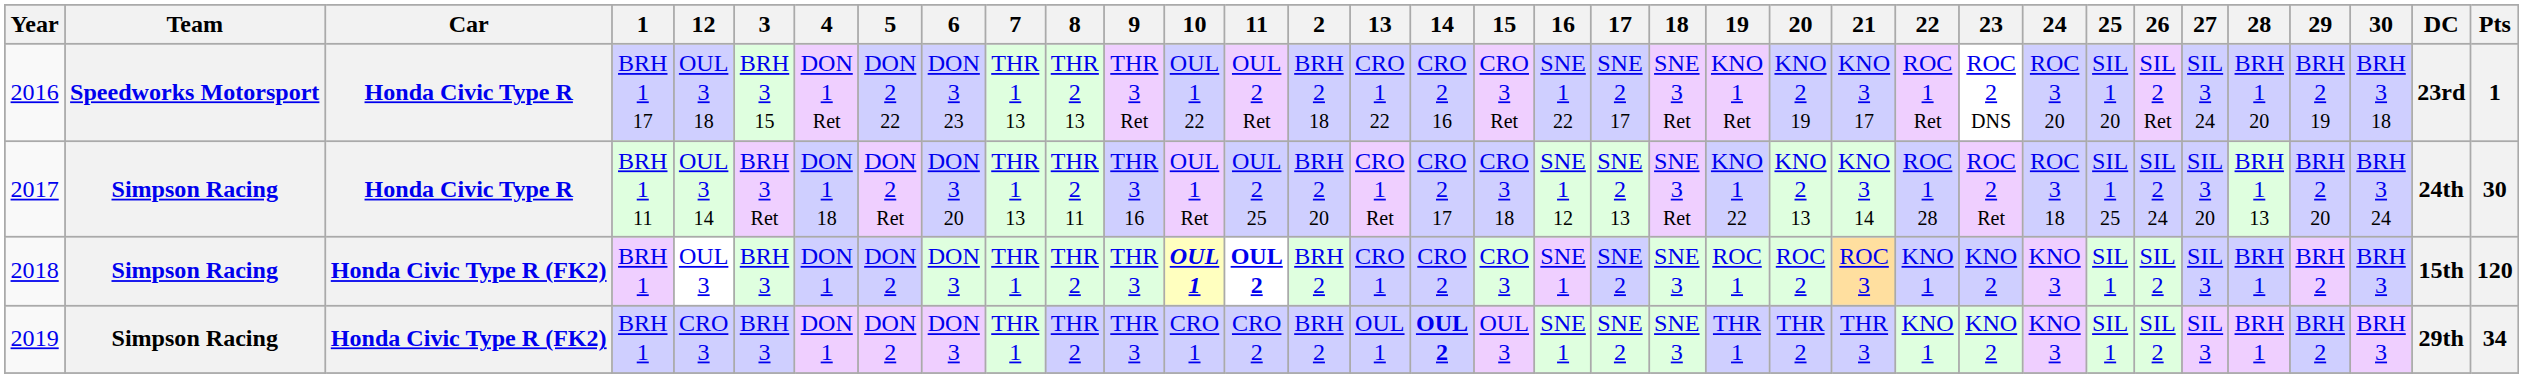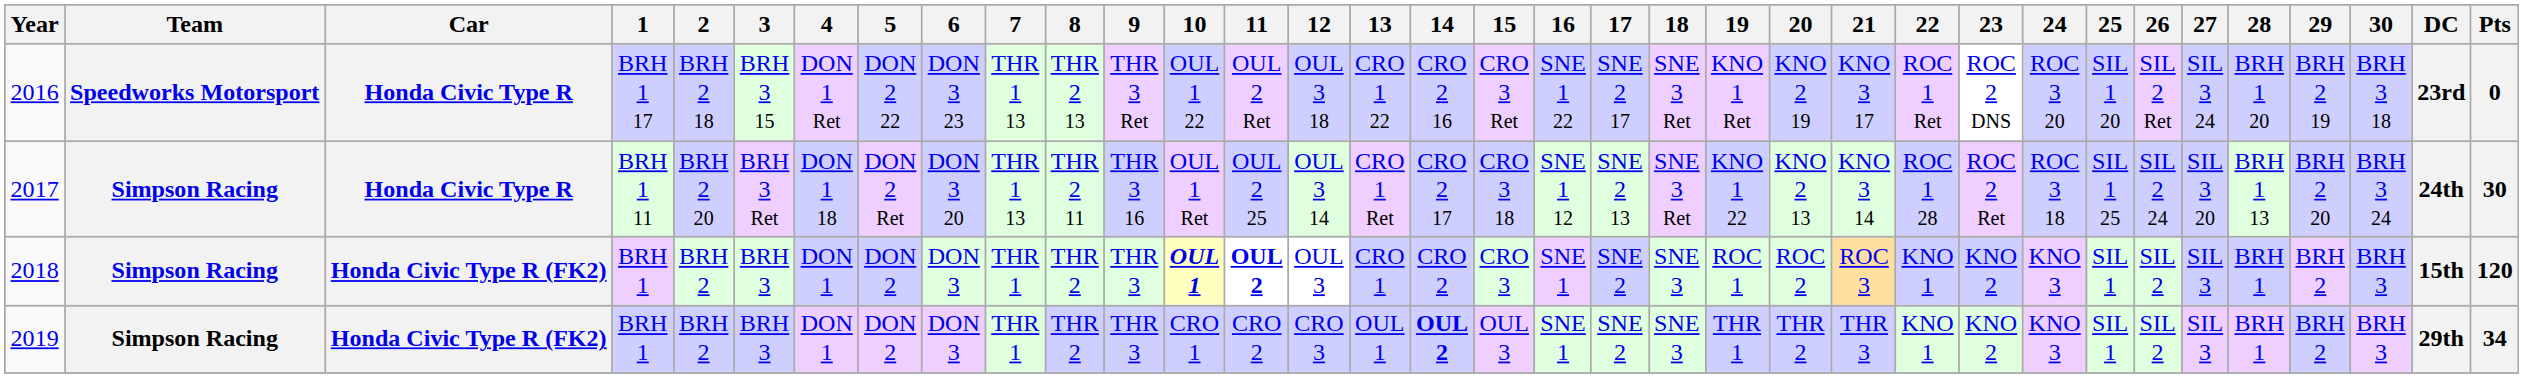columns swapped: (1319, 23) <-> (704, 23)
(2495, 91) 1 -> (2495, 91) 0
